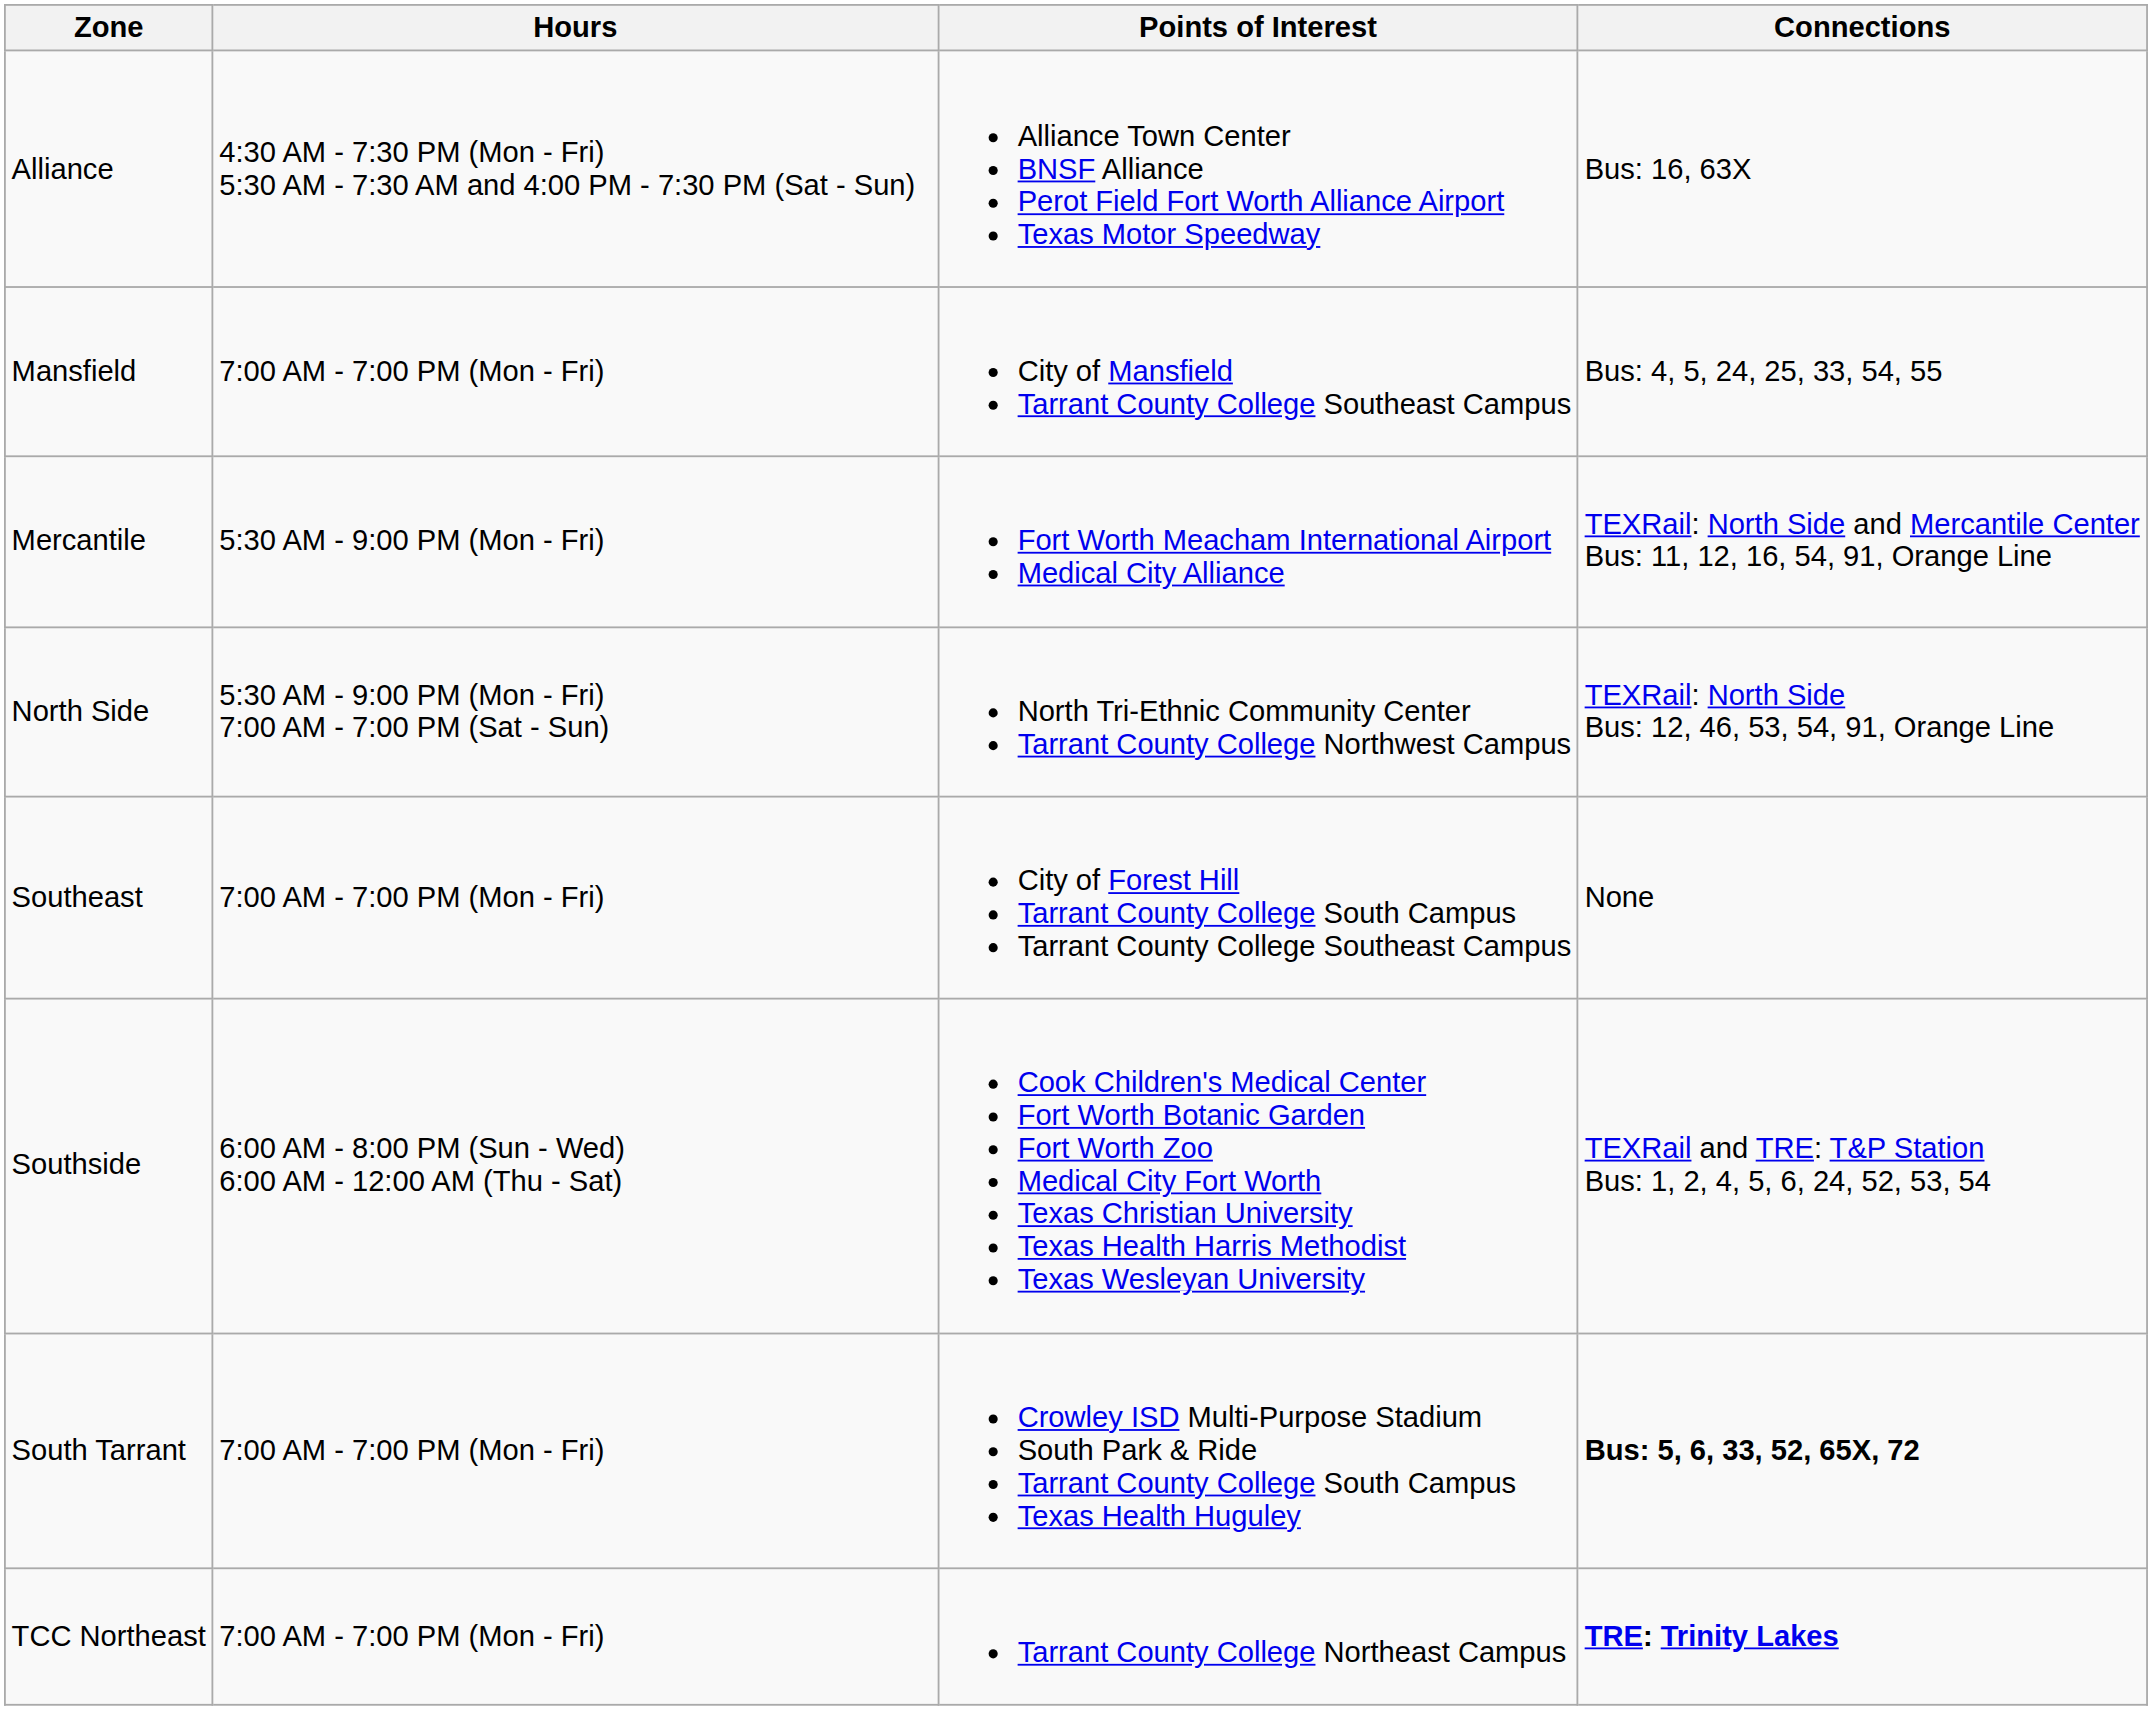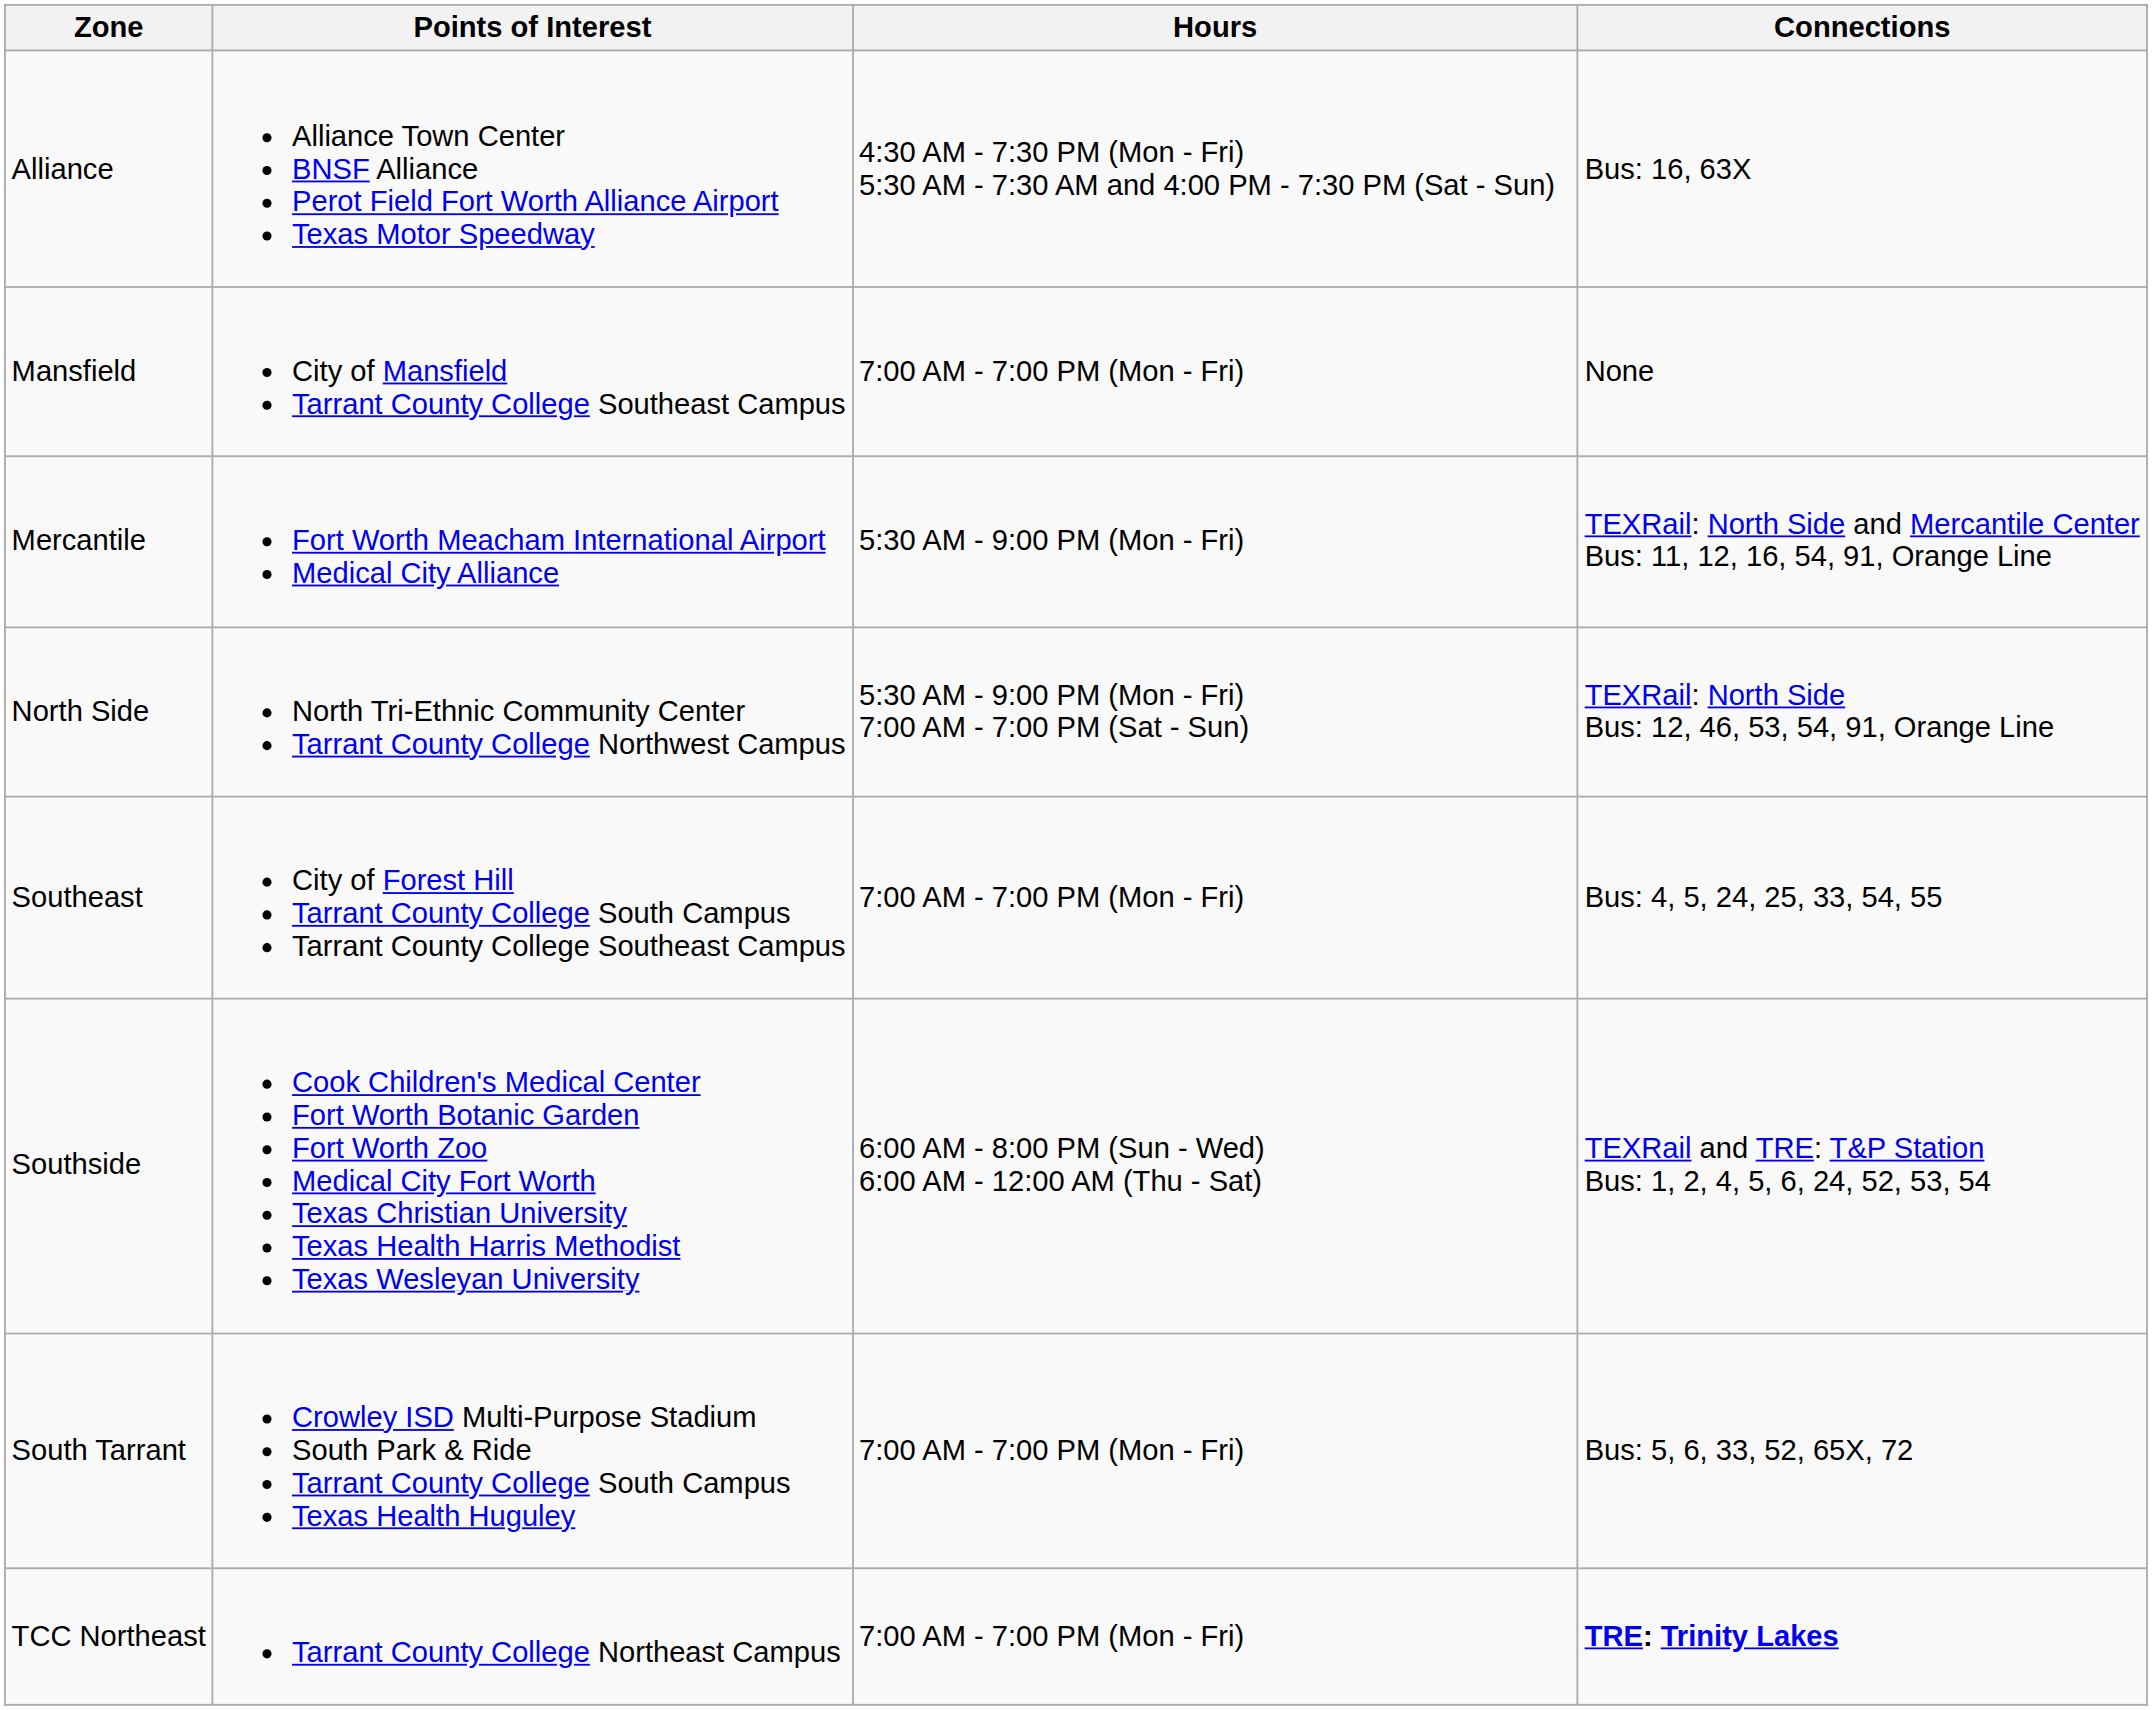columns swapped: (575, 27) <-> (1258, 27)
(1764, 371) Bus: 4, 5, 24, 25, 33, 54, 55 -> (1619, 371) None
(1619, 897) None -> (1764, 897) Bus: 4, 5, 24, 25, 33, 54, 55
(1752, 1450) bold -> (1749, 1450) normal
